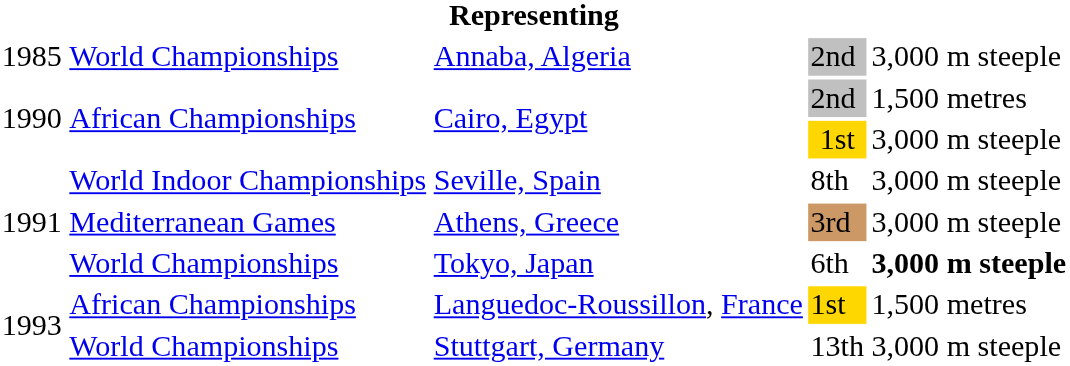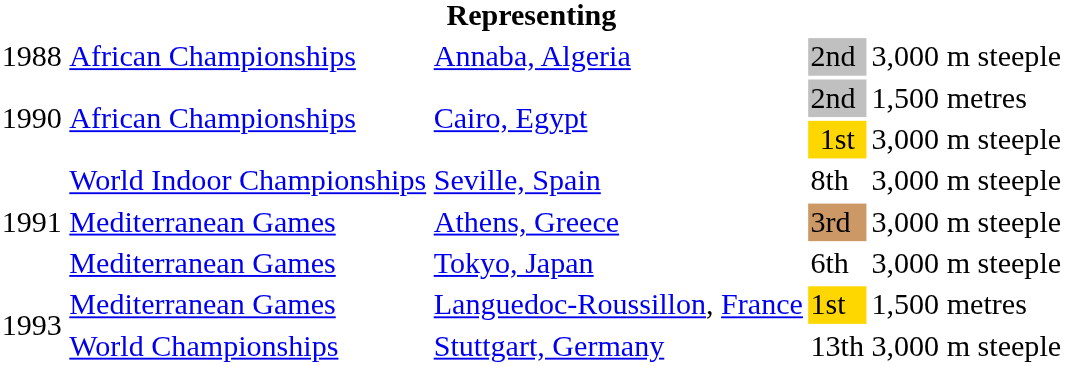(32, 56) 1985 -> (32, 56) 1988
(204, 56) World Championships -> (213, 56) African Championships
(204, 263) World Championships -> (203, 263) Mediterranean Games
(969, 263) bold -> (966, 263) normal
(213, 304) African Championships -> (203, 304) Mediterranean Games
